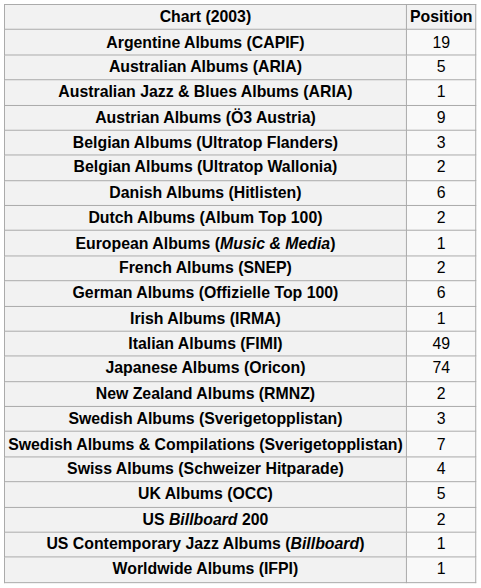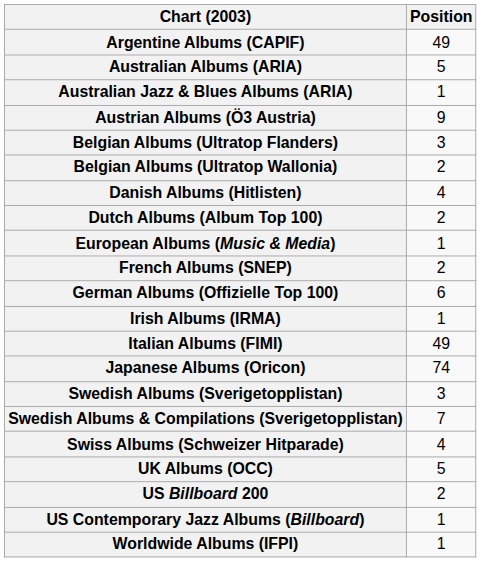(441, 42) 19 -> (441, 42) 49
(441, 192) 6 -> (441, 192) 4
- row: (205, 393)
